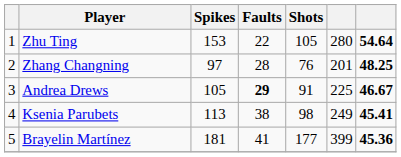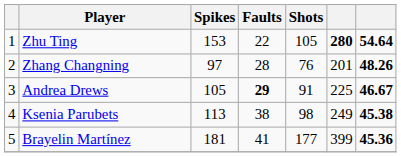(341, 41) normal -> (341, 41) bold
(376, 66) 48.25 -> (376, 66) 48.26
(376, 114) 45.41 -> (376, 114) 45.38
